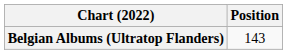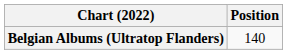(255, 37) 143 -> (255, 37) 140
